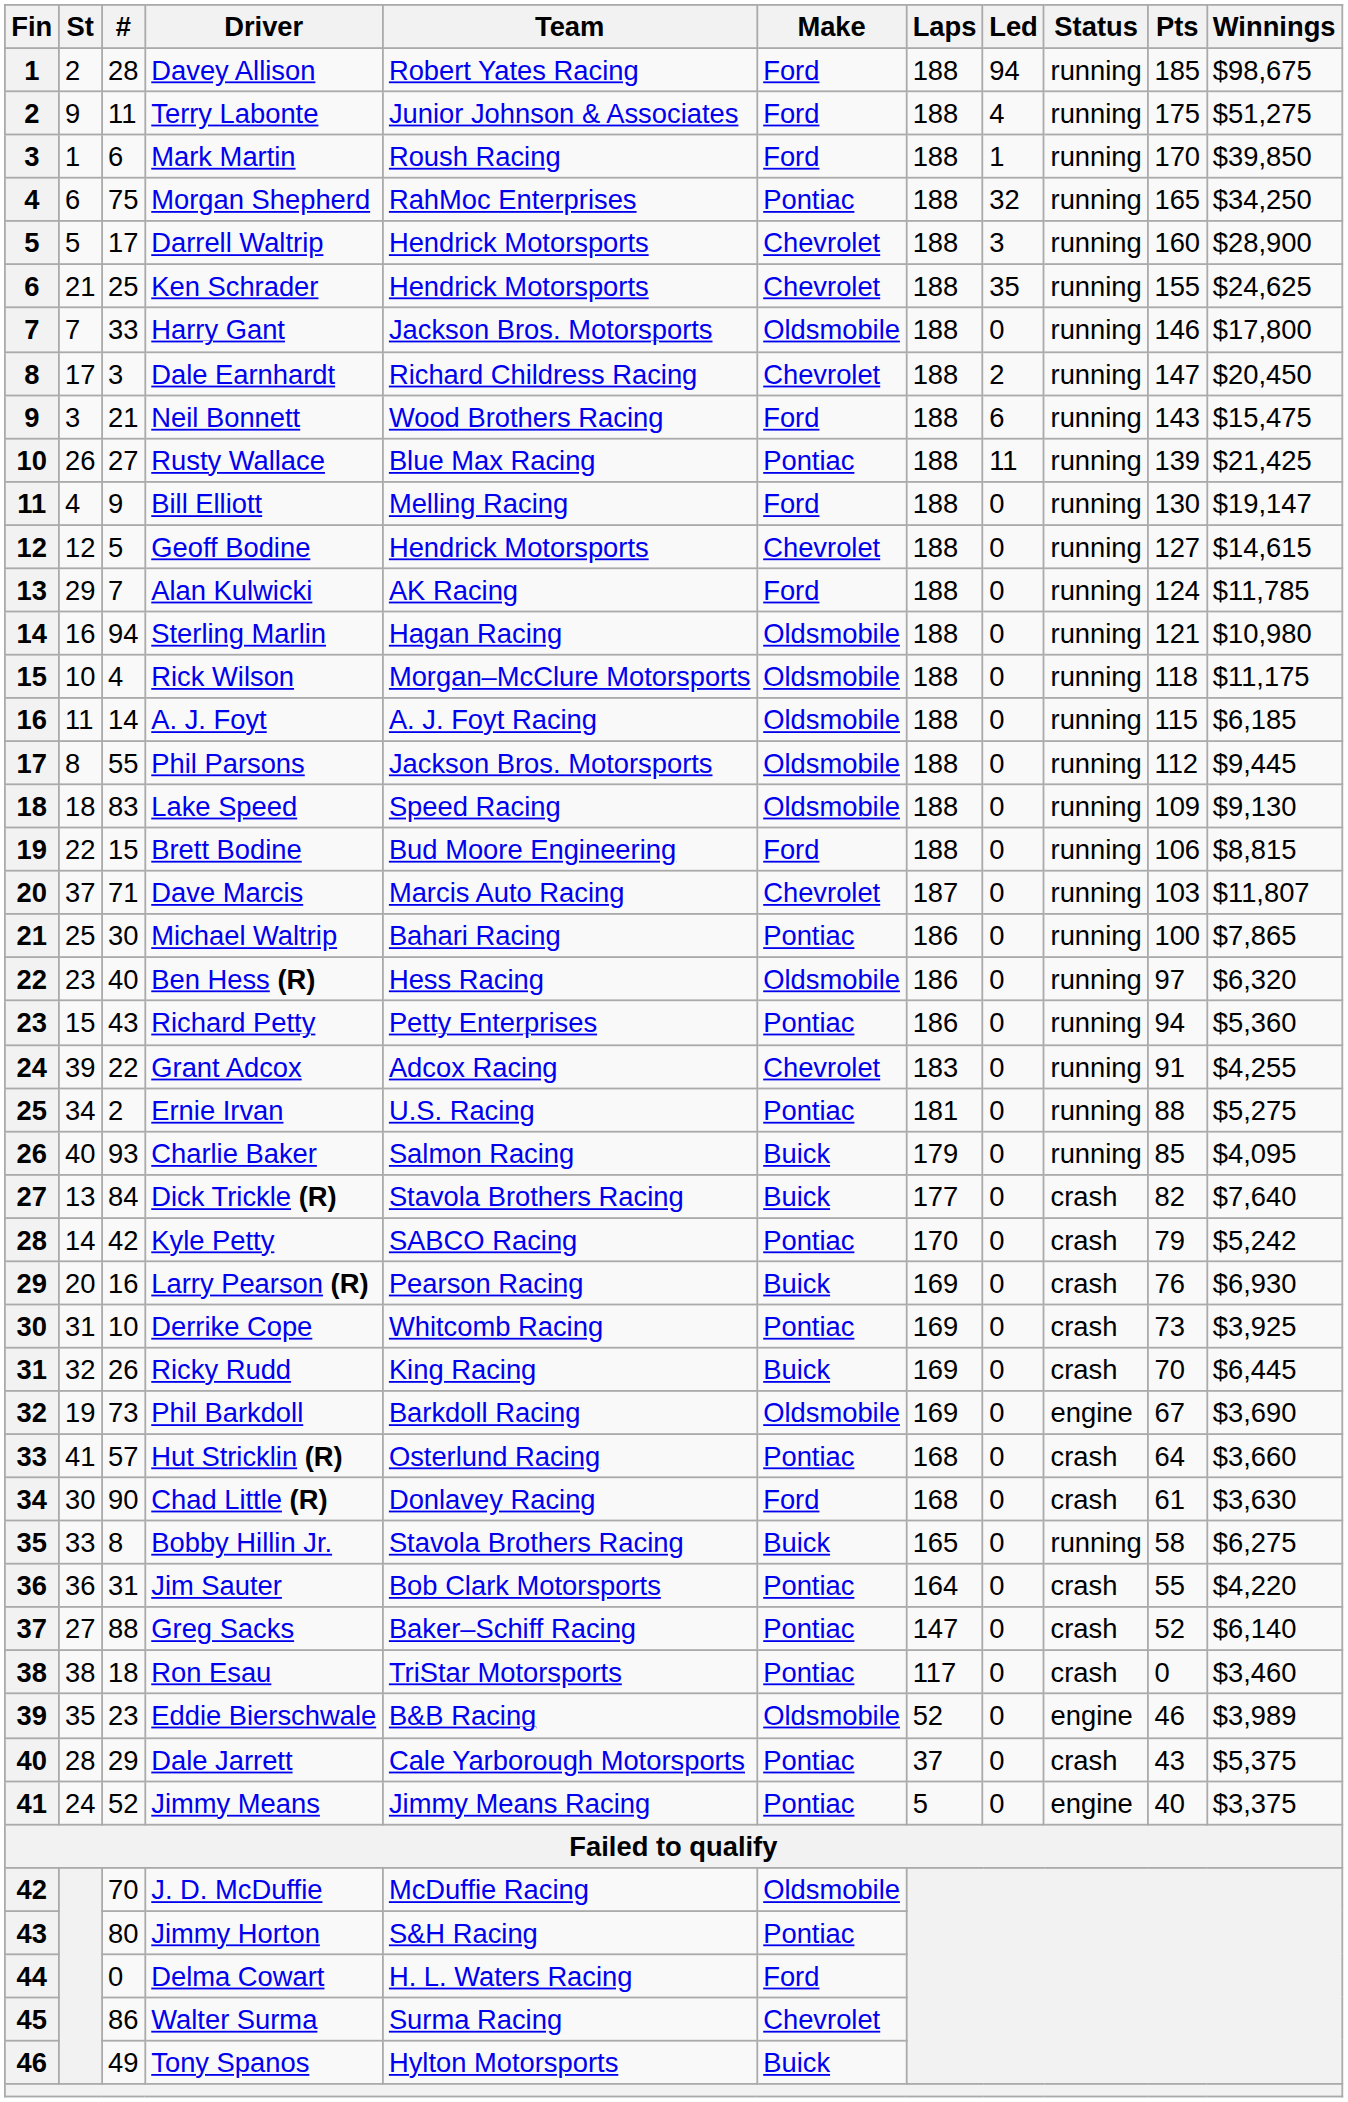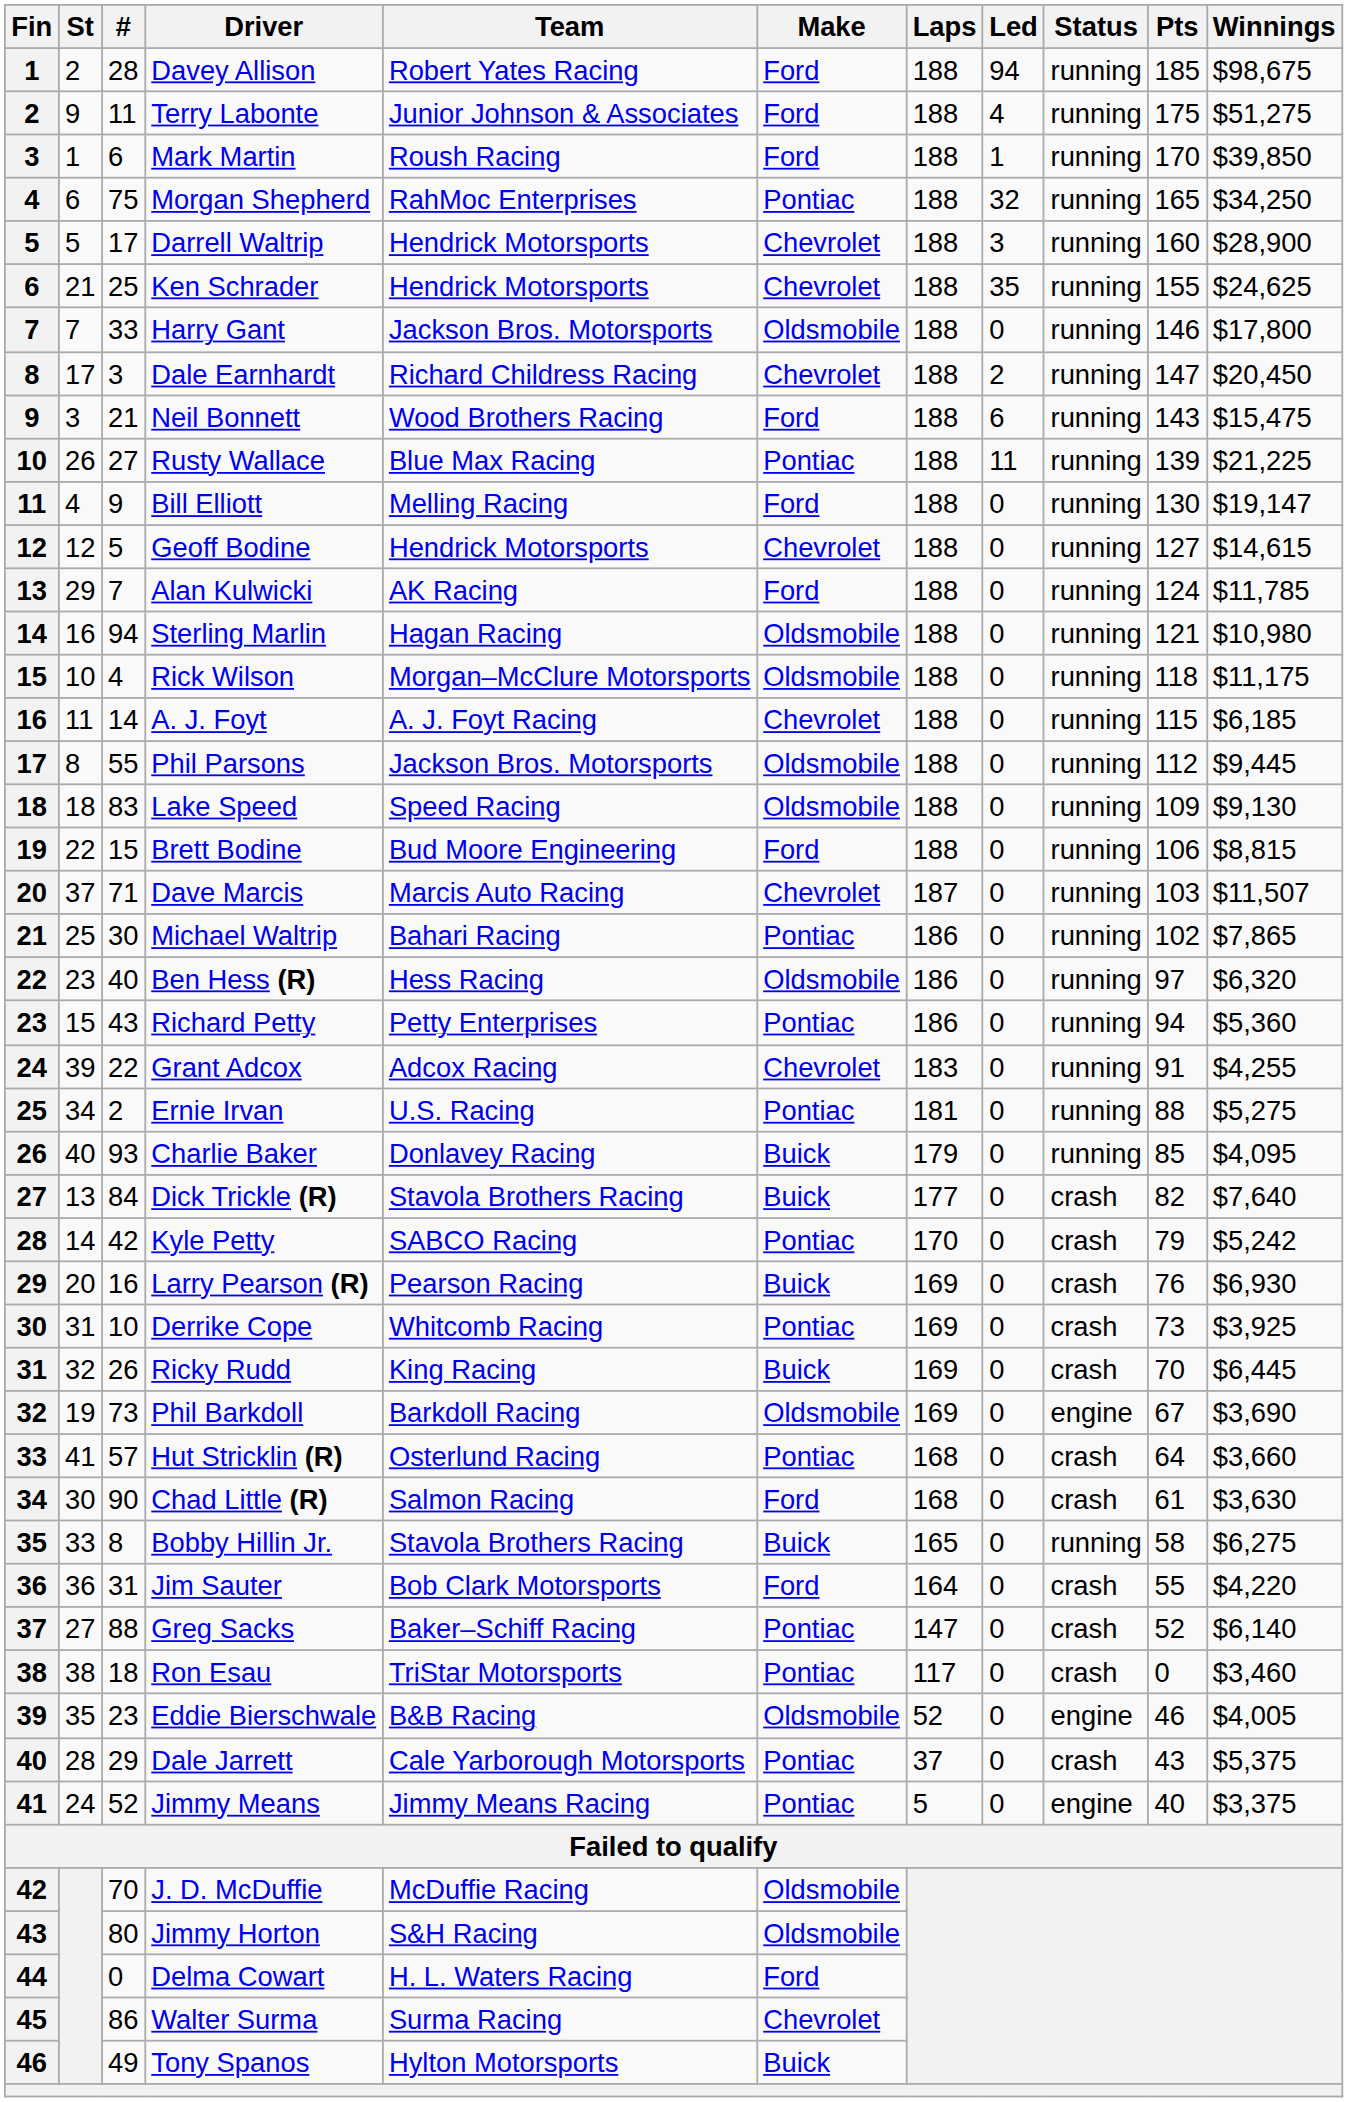(1262, 460) $21,425 -> (1262, 460) $21,225
(832, 720) Oldsmobile -> (822, 720) Chevrolet
(1261, 893) $11,807 -> (1261, 893) $11,507
(1177, 936) 100 -> (1177, 936) 102
(482, 1153) Salmon Racing -> (492, 1153) Donlavey Racing
(492, 1499) Donlavey Racing -> (482, 1499) Salmon Racing
(809, 1586) Pontiac -> (791, 1586) Ford
(1255, 1716) $3,989 -> (1255, 1716) $4,005
(809, 1932) Pontiac -> (832, 1932) Oldsmobile
